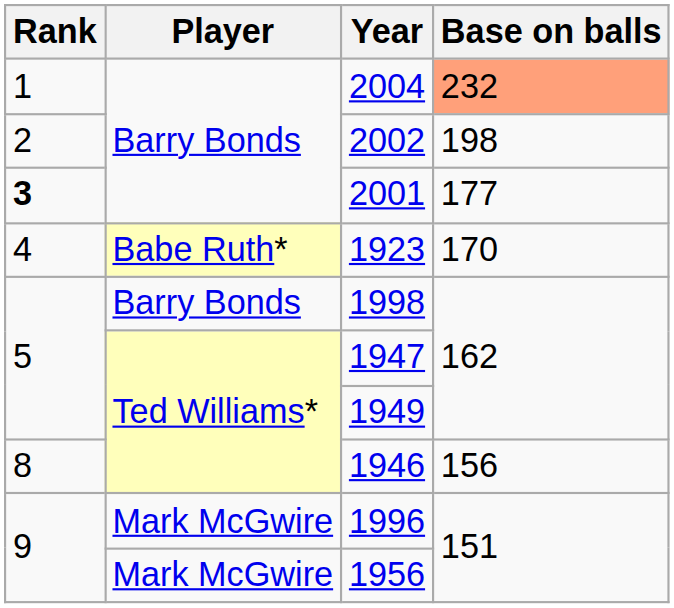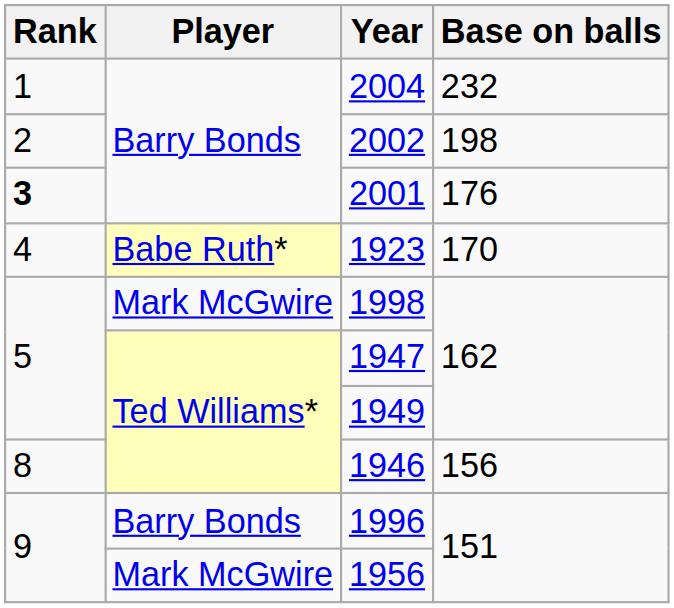(469, 85) lightsalmon background -> (469, 85) no background
(469, 194) 177 -> (469, 194) 176
(207, 303) Barry Bonds -> (223, 303) Mark McGwire
(223, 520) Mark McGwire -> (207, 520) Barry Bonds
